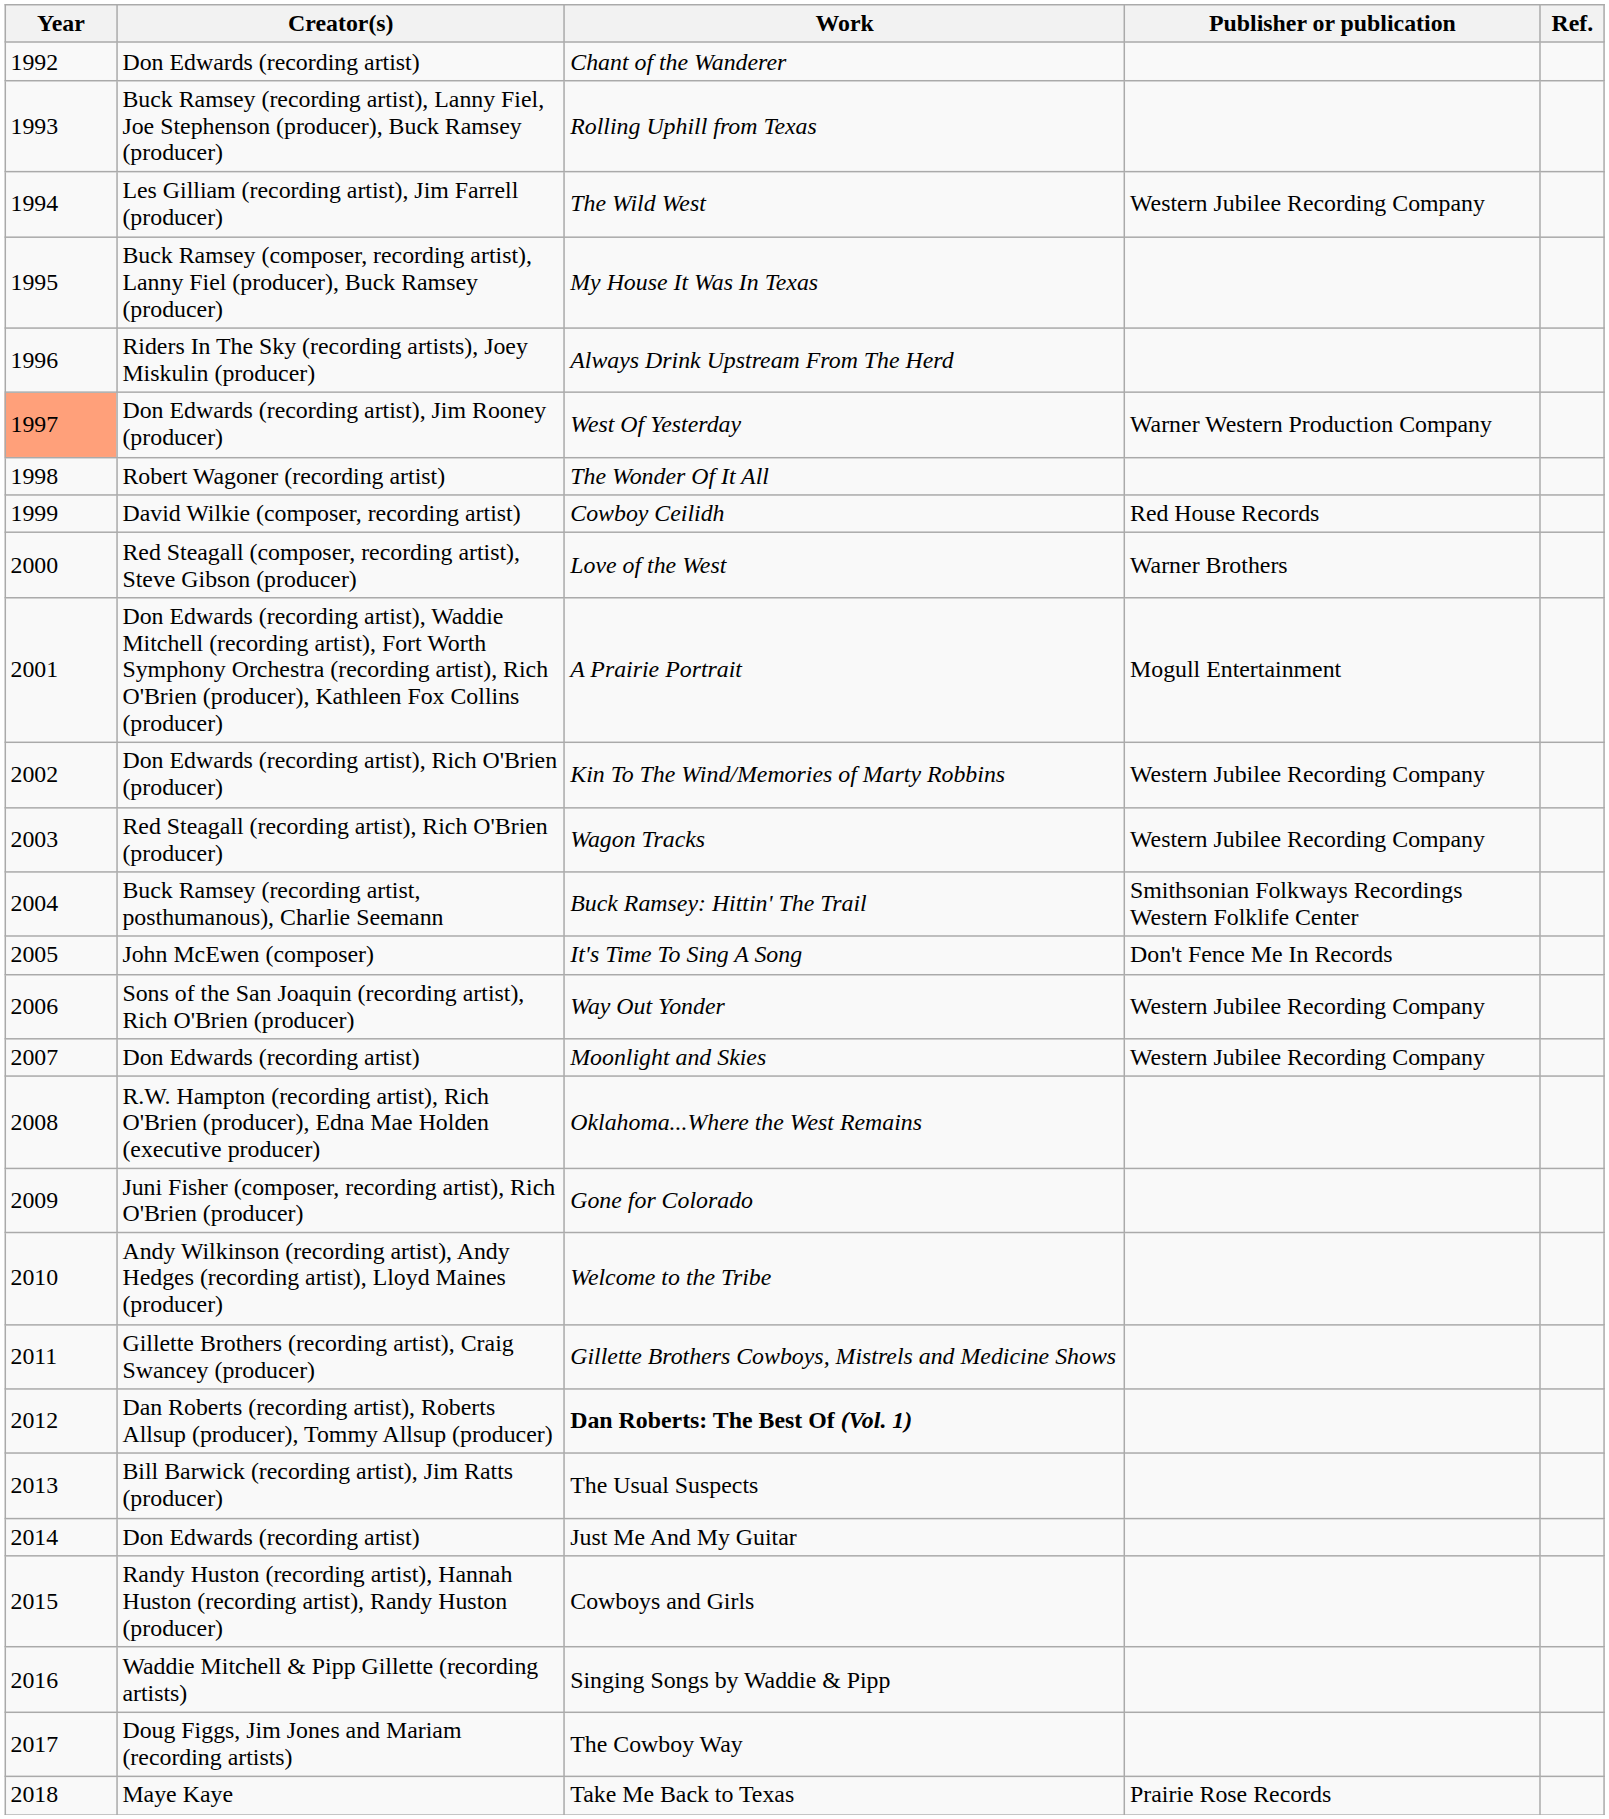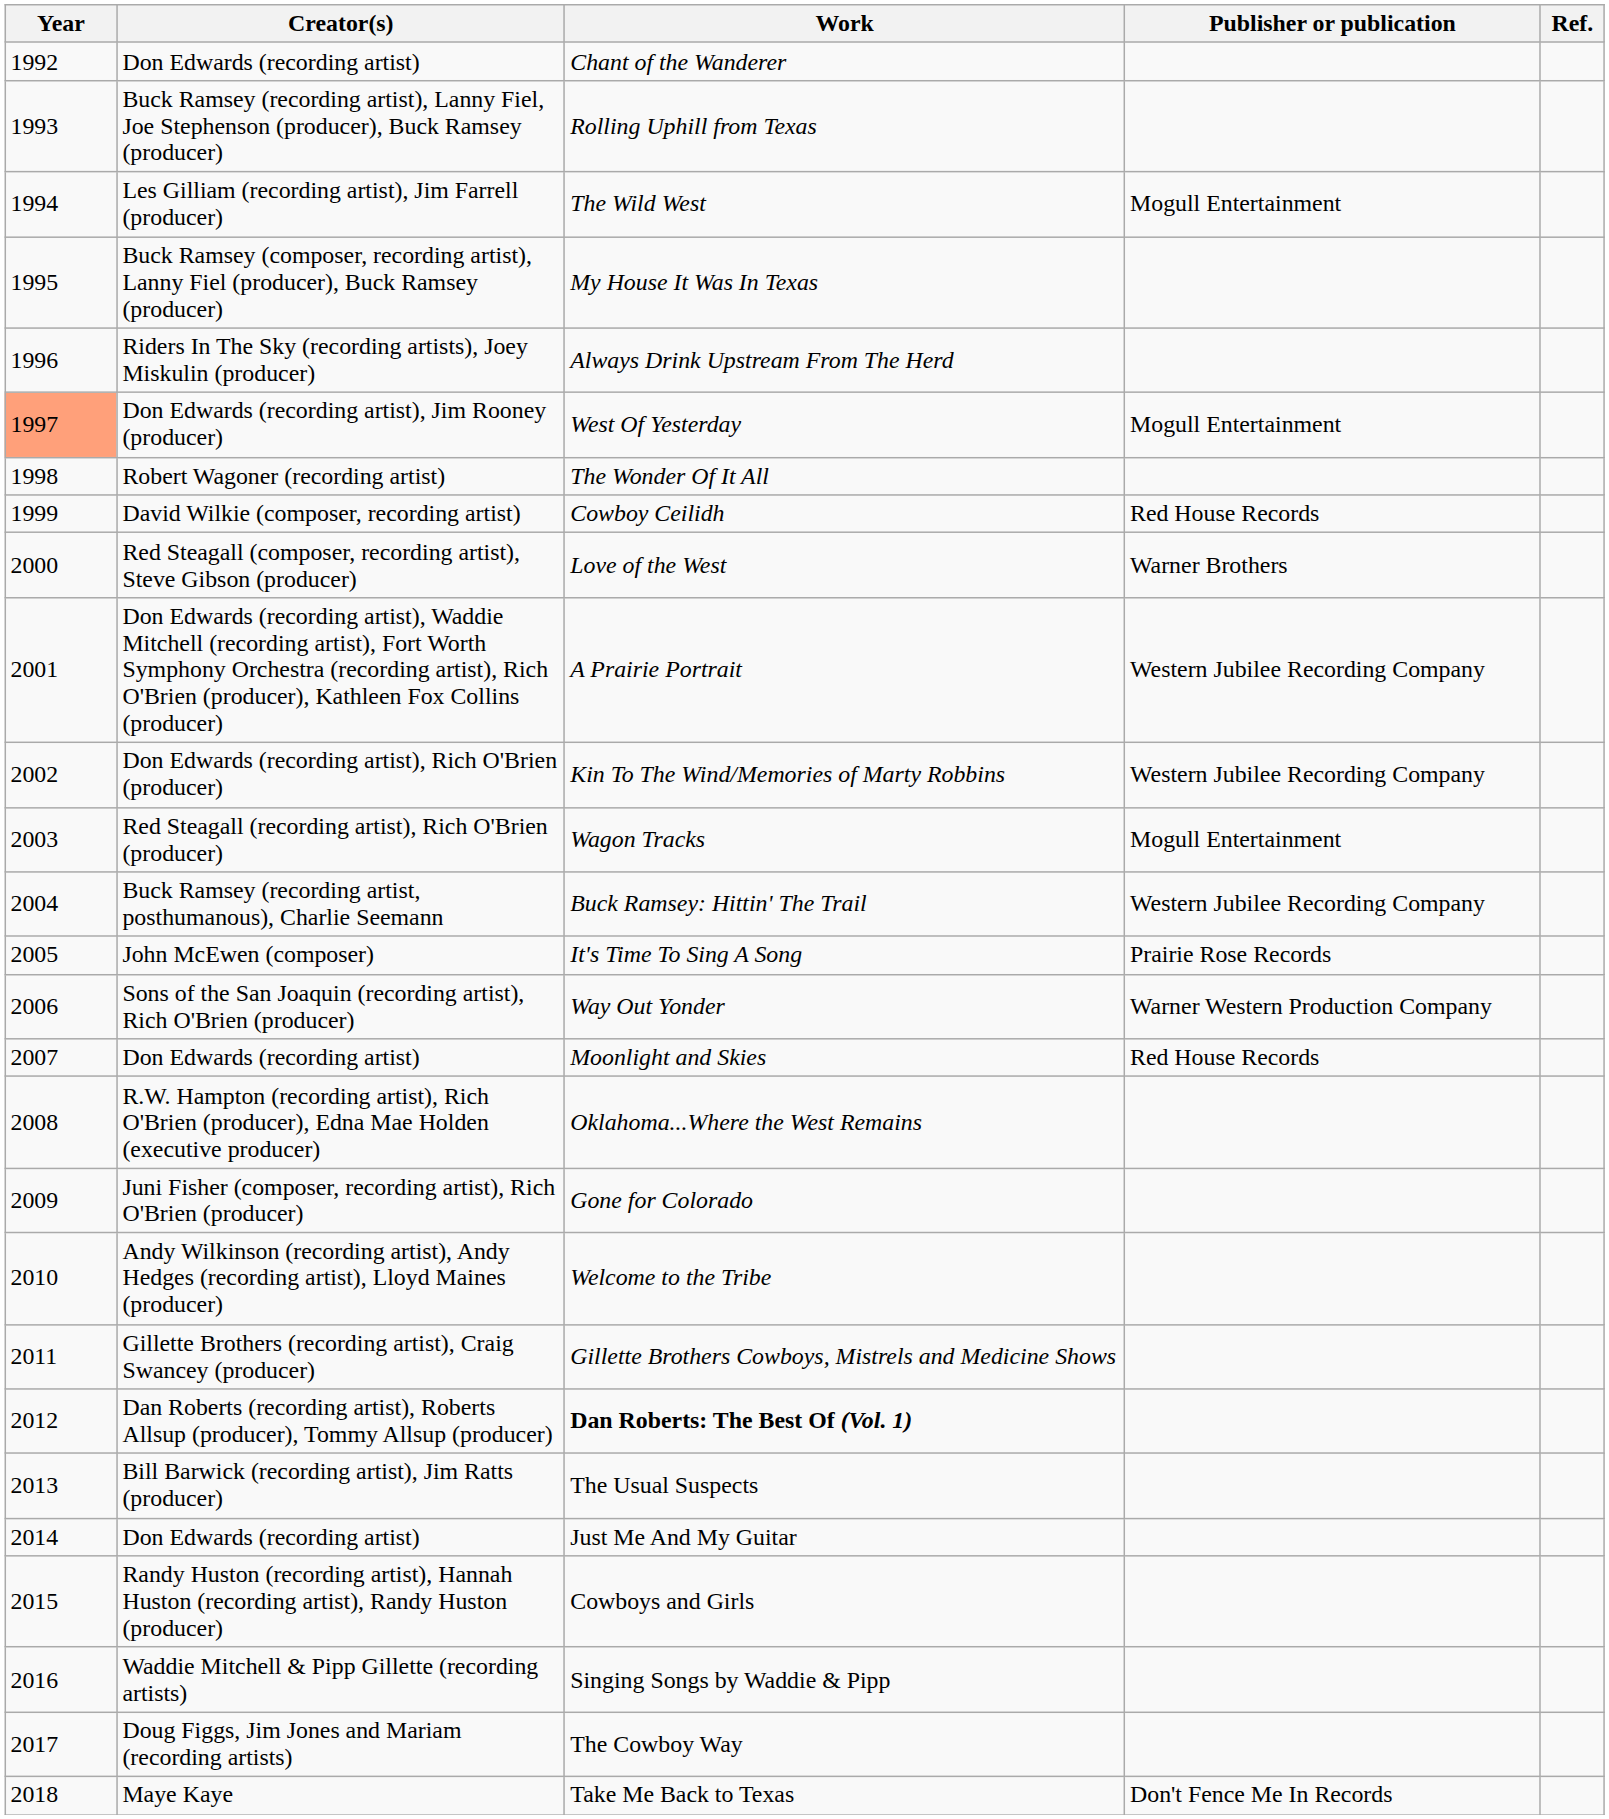(1307, 203) Western Jubilee Recording Company -> (1236, 203) Mogull Entertainment
(1311, 424) Warner Western Production Company -> (1236, 424) Mogull Entertainment
(1236, 669) Mogull Entertainment -> (1307, 669) Western Jubilee Recording Company
(1307, 839) Western Jubilee Recording Company -> (1236, 839) Mogull Entertainment
(1296, 903) Smithsonian Folkways Recordings Western Folklife Center -> (1307, 903) Western Jubilee Recording Company
(1261, 955) Don't Fence Me In Records -> (1231, 955) Prairie Rose Records
(1307, 1006) Western Jubilee Recording Company -> (1311, 1006) Warner Western Production Company
(1307, 1057) Western Jubilee Recording Company -> (1225, 1057) Red House Records
(1231, 1795) Prairie Rose Records -> (1261, 1795) Don't Fence Me In Records
